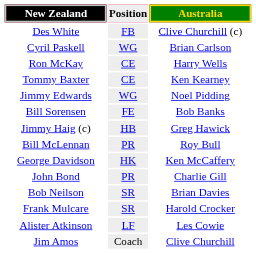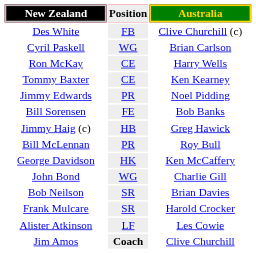(128, 95) WG -> (128, 95) PR
(128, 176) PR -> (128, 176) WG
(128, 241) normal -> (128, 241) bold
